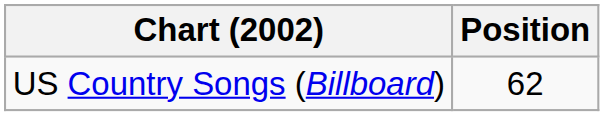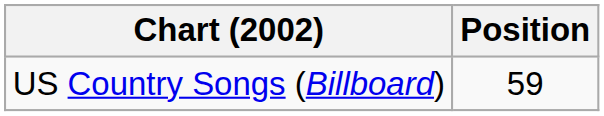(525, 82) 62 -> (525, 82) 59
